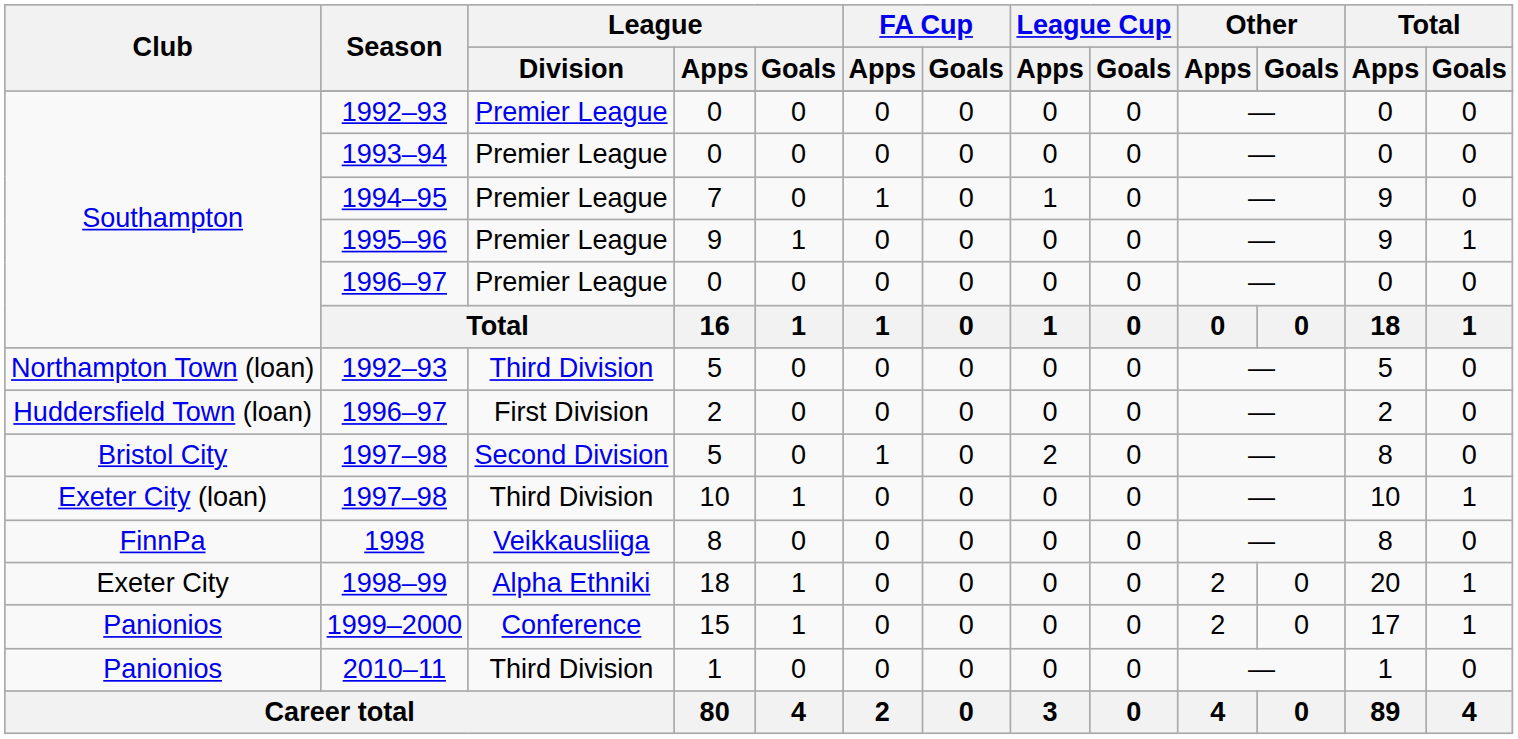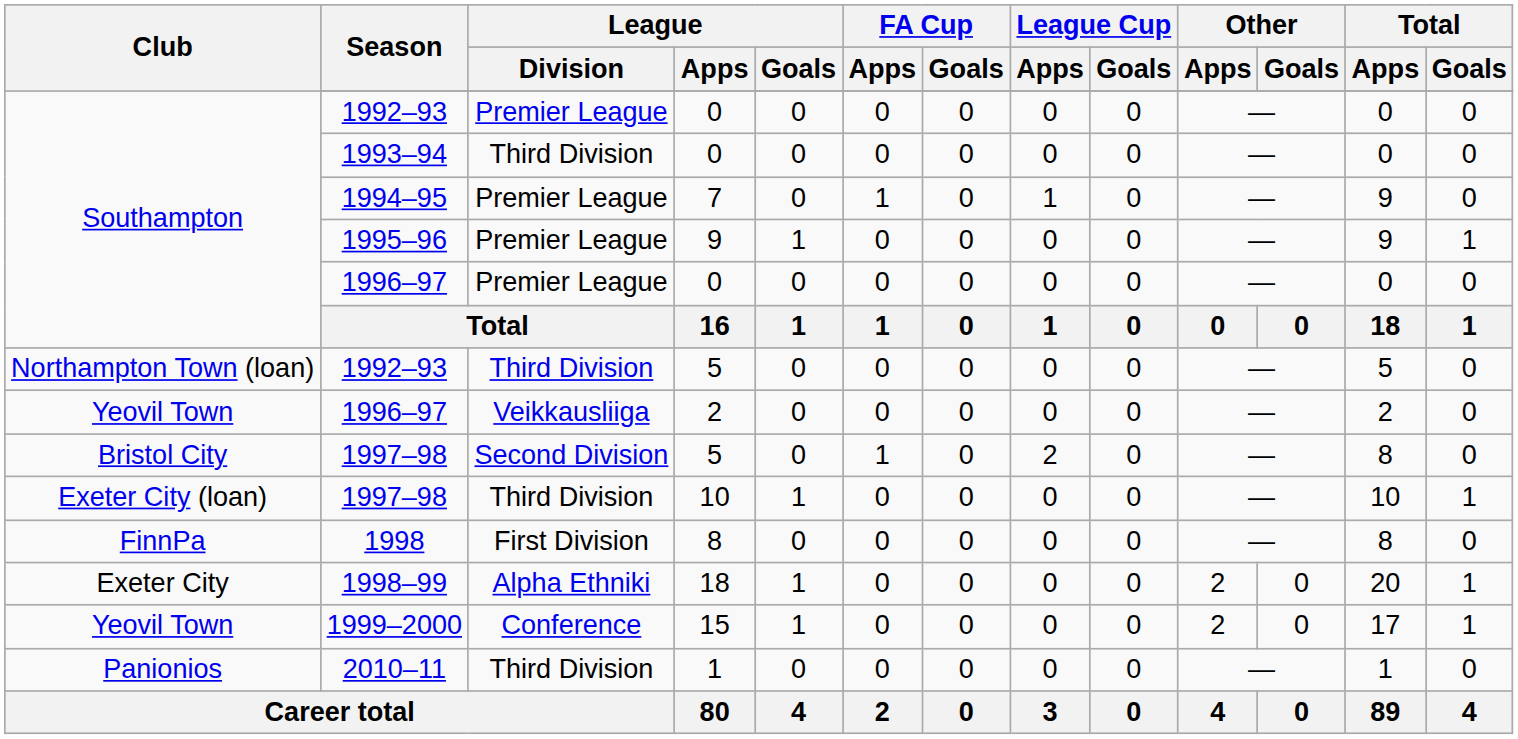(571, 154) Premier League -> (571, 154) Third Division
(163, 411) Huddersfield Town (loan) -> (163, 411) Yeovil Town
(571, 411) First Division -> (571, 411) Veikkausliiga
(571, 540) Veikkausliiga -> (571, 540) First Division
(163, 626) Panionios -> (163, 626) Yeovil Town
